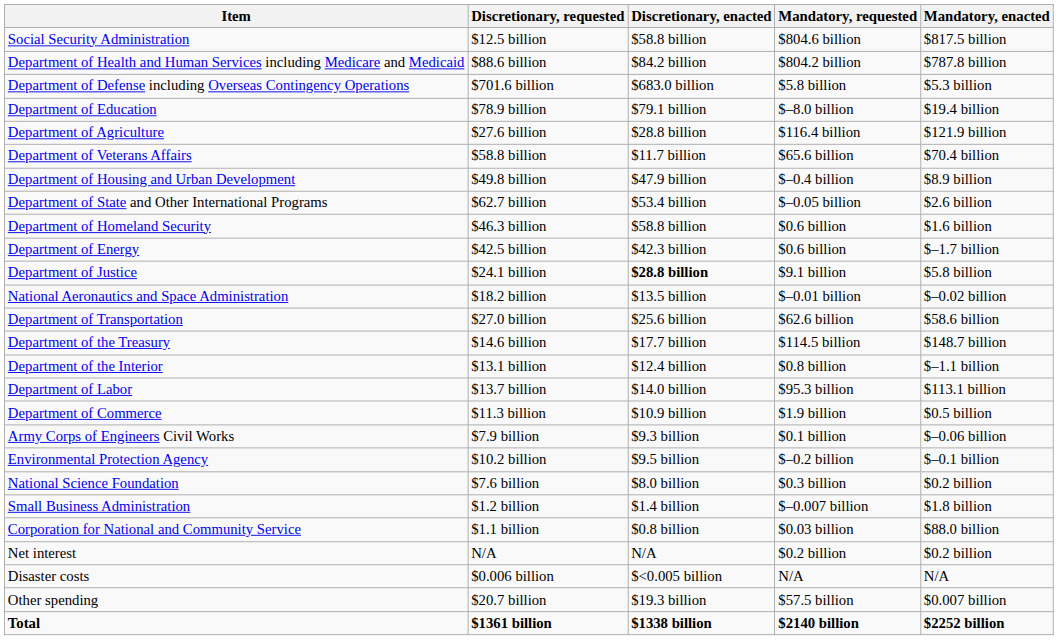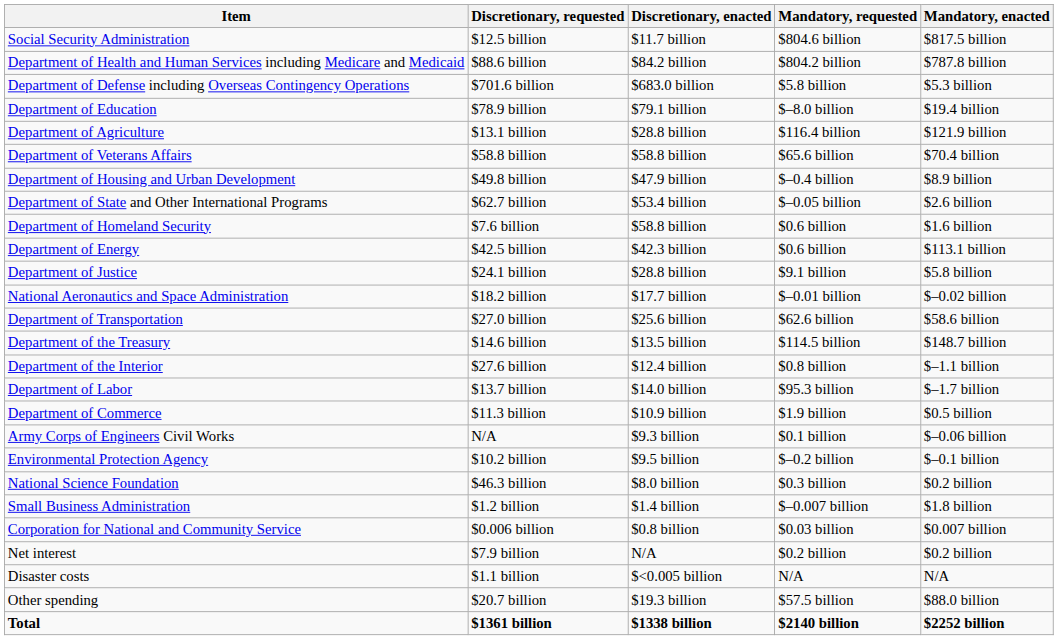(669, 39) $58.8 billion -> (669, 39) $11.7 billion
(509, 132) $27.6 billion -> (509, 132) $13.1 billion
(669, 156) $11.7 billion -> (669, 156) $58.8 billion
(509, 226) $46.3 billion -> (505, 226) $7.6 billion
(961, 249) $–1.7 billion -> (965, 249) $113.1 billion
(670, 272) bold -> (669, 272) normal
(669, 296) $13.5 billion -> (669, 296) $17.7 billion
(669, 343) $17.7 billion -> (669, 343) $13.5 billion
(509, 366) $13.1 billion -> (509, 366) $27.6 billion
(965, 389) $113.1 billion -> (961, 389) $–1.7 billion
(505, 436) $7.9 billion -> (484, 436) N/A
(505, 483) $7.6 billion -> (509, 483) $46.3 billion
(505, 529) $1.1 billion -> (513, 529) $0.006 billion
(961, 529) $88.0 billion -> (965, 529) $0.007 billion
(484, 553) N/A -> (505, 553) $7.9 billion
(513, 576) $0.006 billion -> (505, 576) $1.1 billion
(965, 599) $0.007 billion -> (961, 599) $88.0 billion
